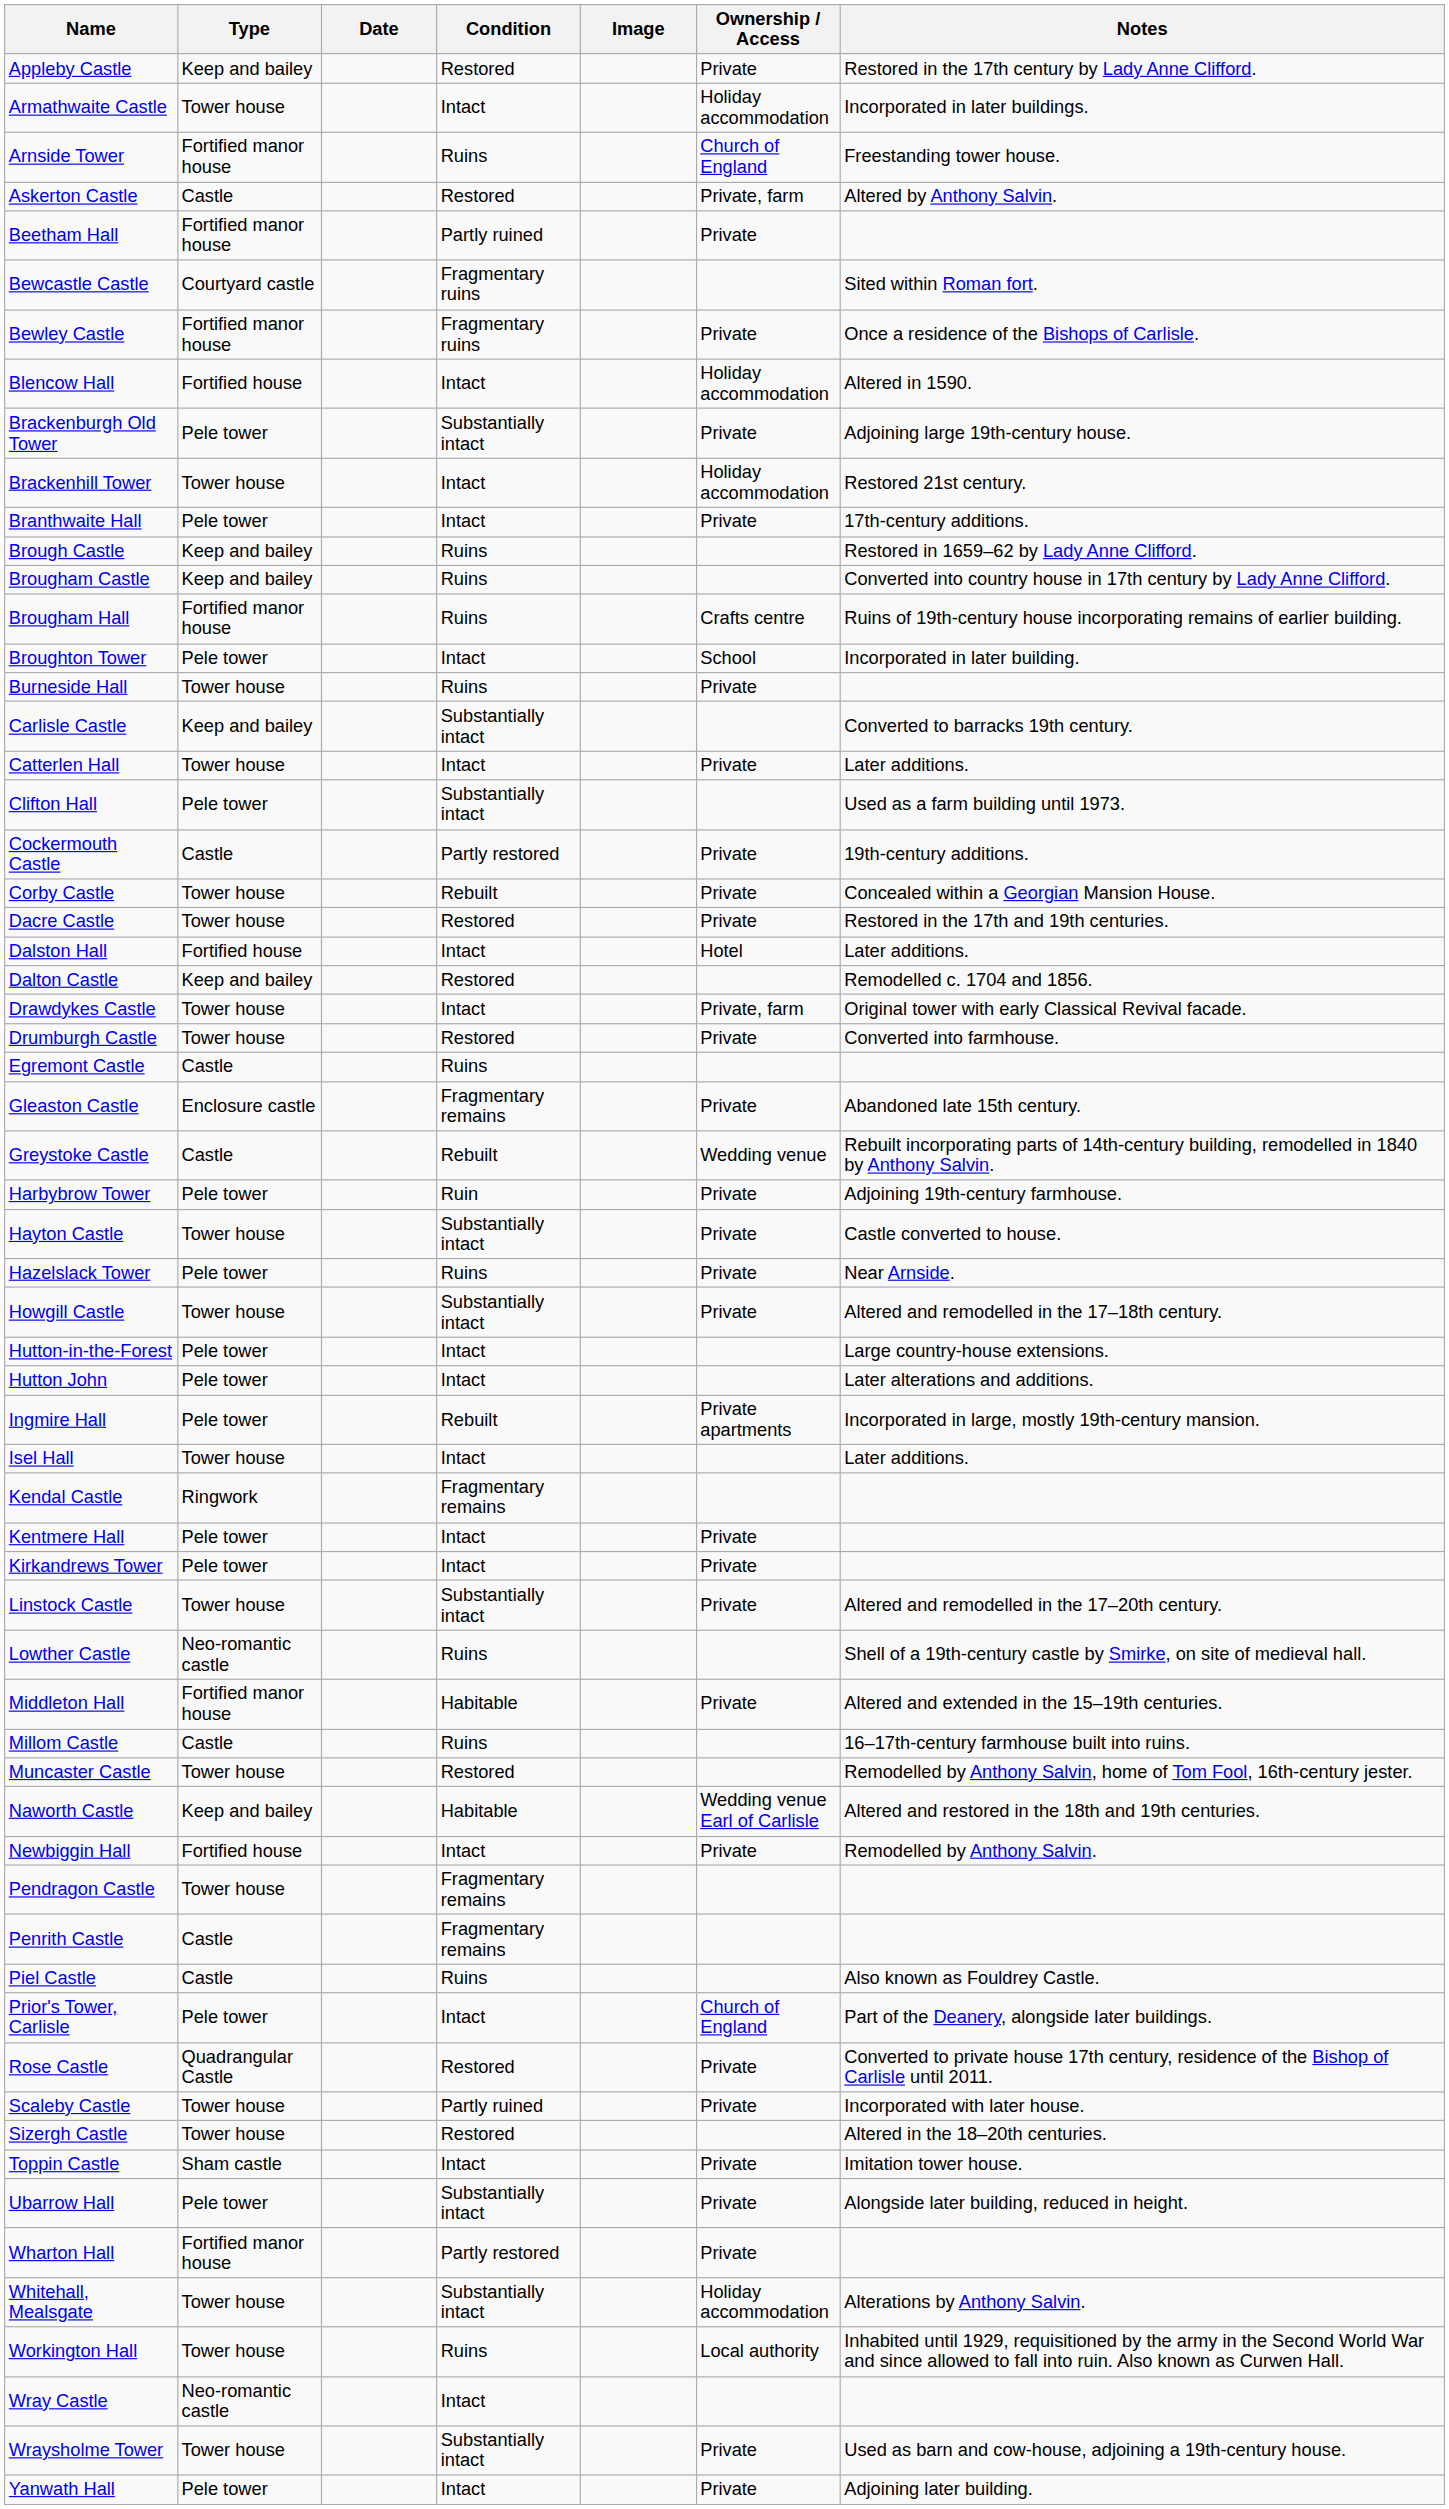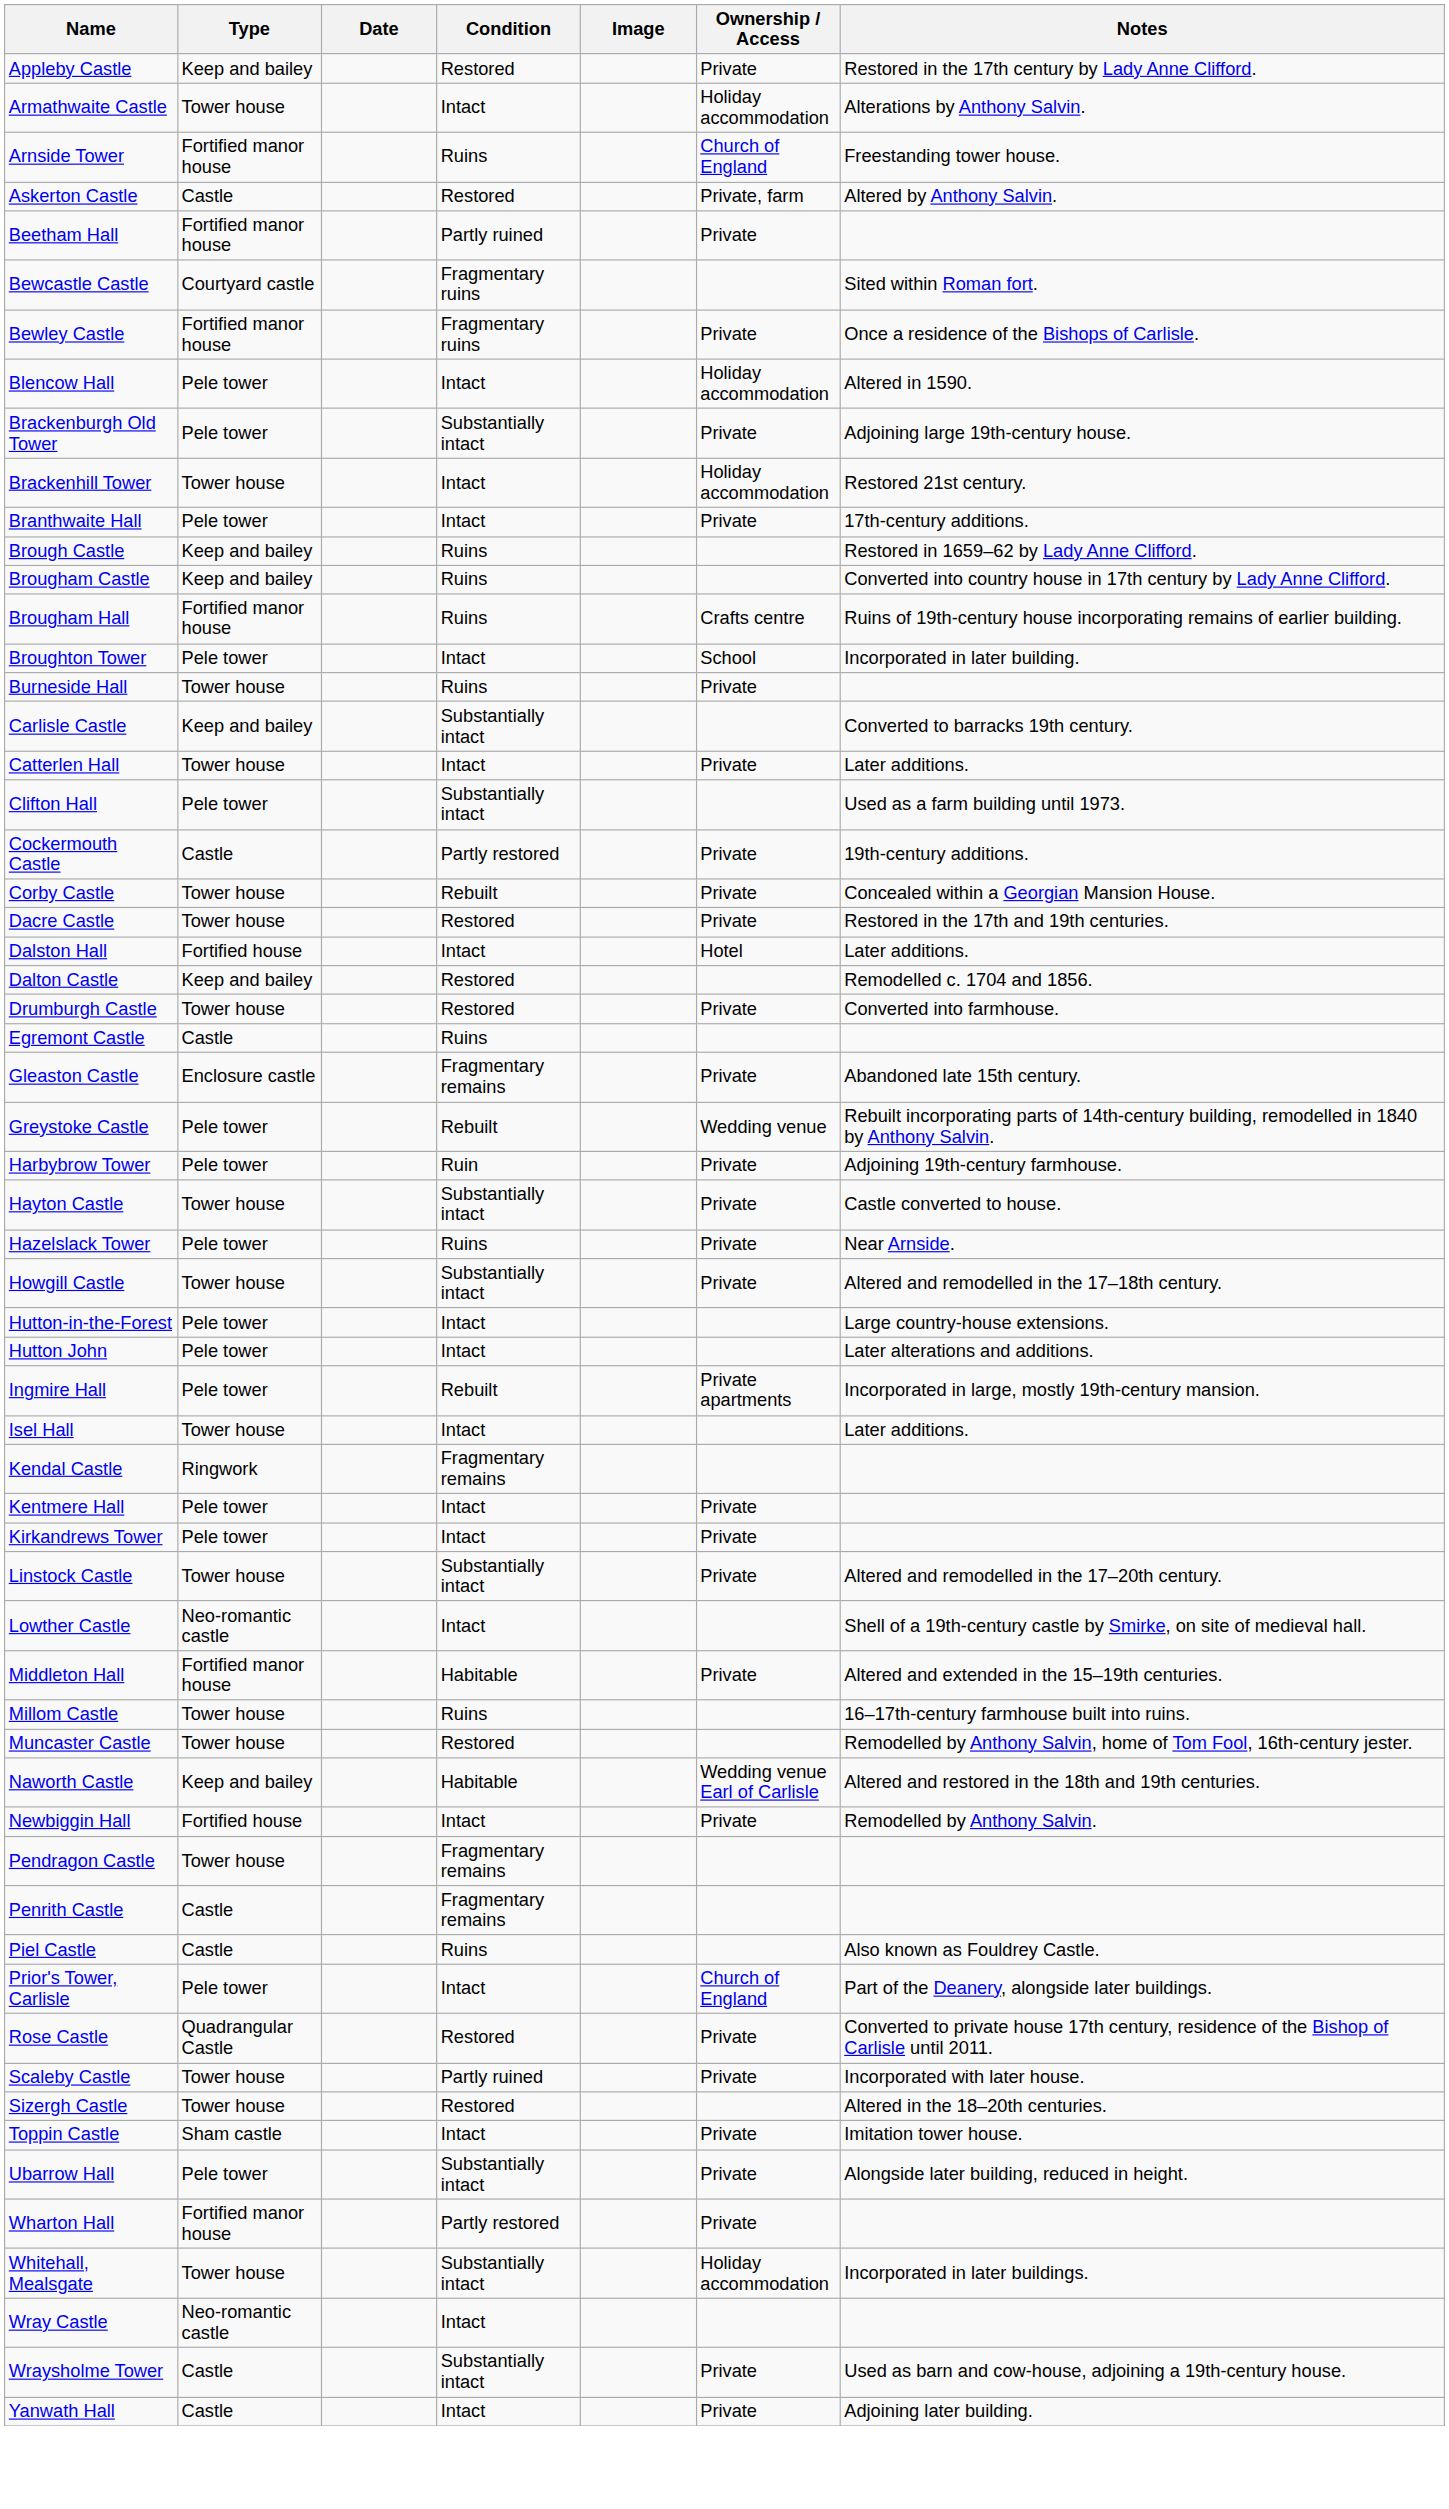(966, 107) Incorporated in later buildings. -> (965, 107) Alterations by Anthony Salvin.
(242, 383) Fortified house -> (225, 383) Pele tower
- row: (82, 1008)
(207, 1155) Castle -> (225, 1126) Pele tower
(464, 1654) Ruins -> (463, 1625) Intact
(207, 1743) Castle -> (233, 1714) Tower house
(965, 2302) Alterations by Anthony Salvin. -> (966, 2273) Incorporated in later buildings.
- row: (73, 2351)
(233, 2450) Tower house -> (207, 2372) Castle
(225, 2489) Pele tower -> (207, 2411) Castle
